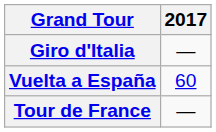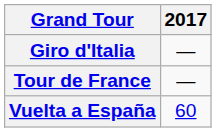rows swapped: (82, 111) <-> (82, 80)
